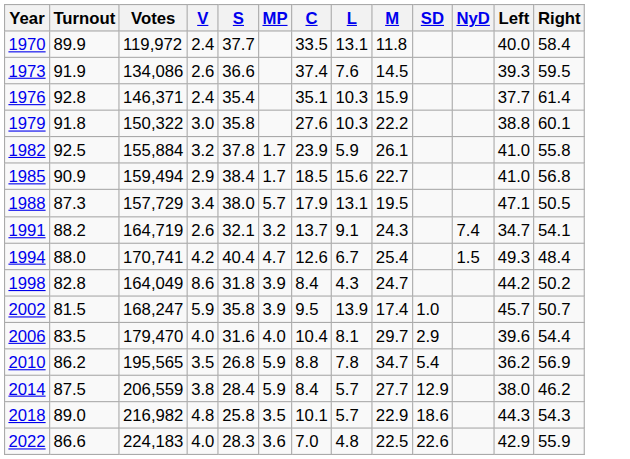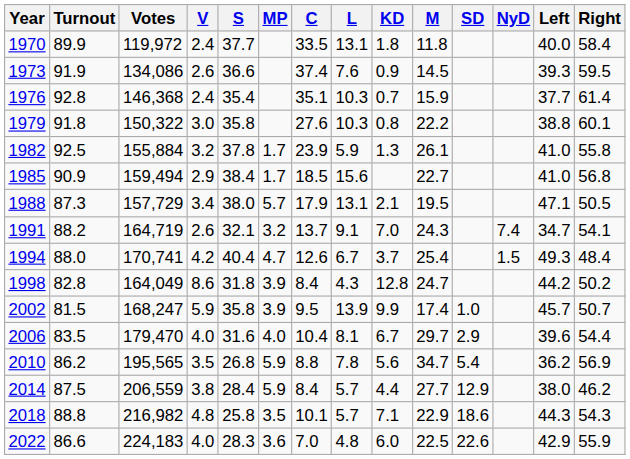+ column: (392, 18)
(153, 97) 146,371 -> (153, 97) 146,368
(70, 415) 89.0 -> (70, 415) 88.8
